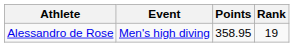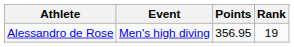(233, 33) 358.95 -> (233, 33) 356.95
